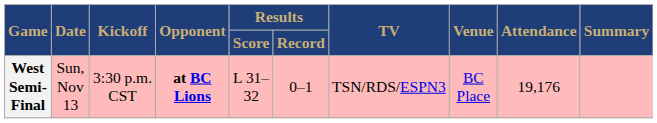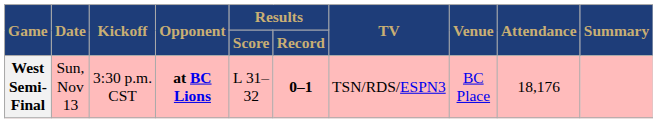(301, 86) normal -> (301, 86) bold
(539, 86) 19,176 -> (539, 86) 18,176
